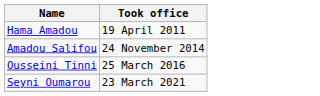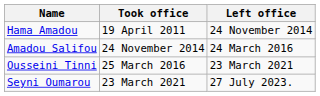+ column: (261, 13)
